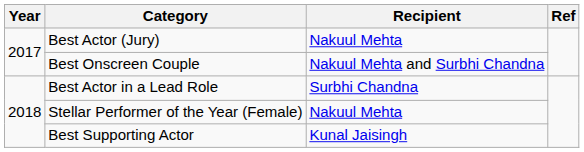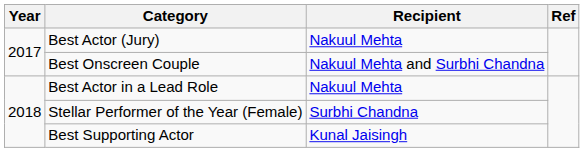(364, 87) Surbhi Chandna -> (356, 87) Nakuul Mehta
(356, 111) Nakuul Mehta -> (364, 111) Surbhi Chandna
